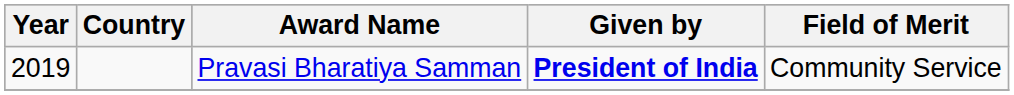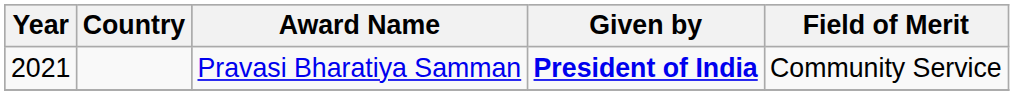(41, 68) 2019 -> (41, 68) 2021
